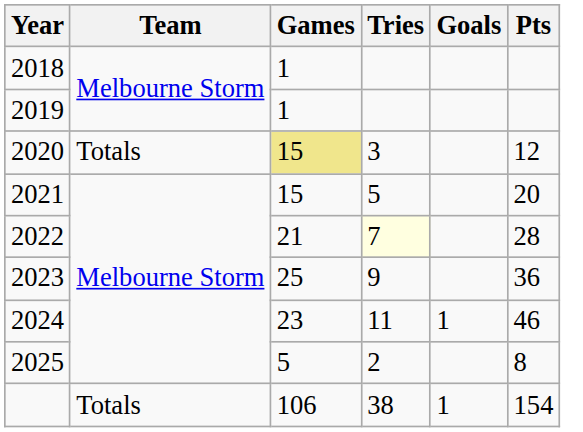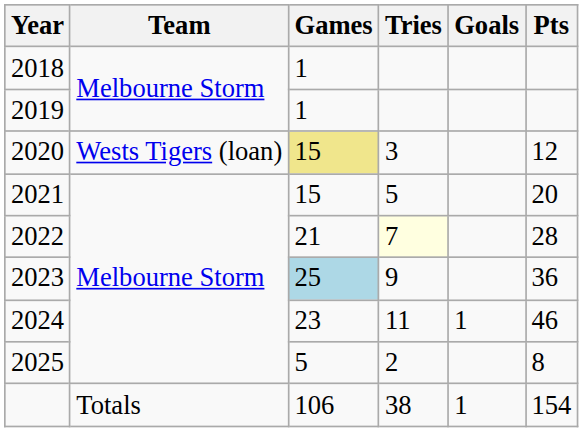(109, 151) Totals -> (179, 151) Wests Tigers (loan)
(290, 278) no background -> (308, 278) lightblue background
